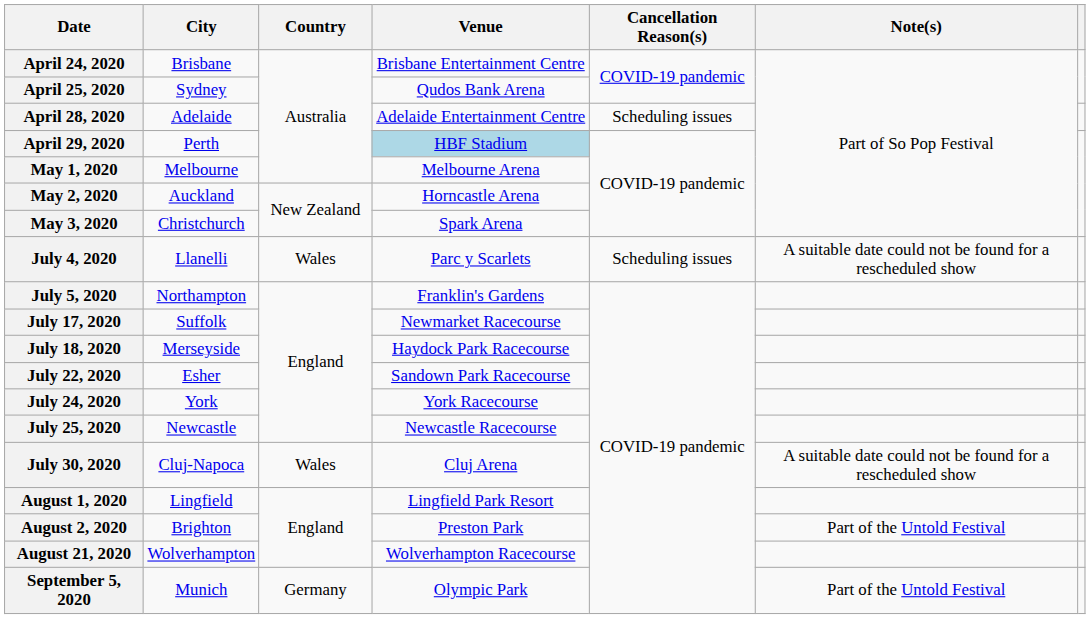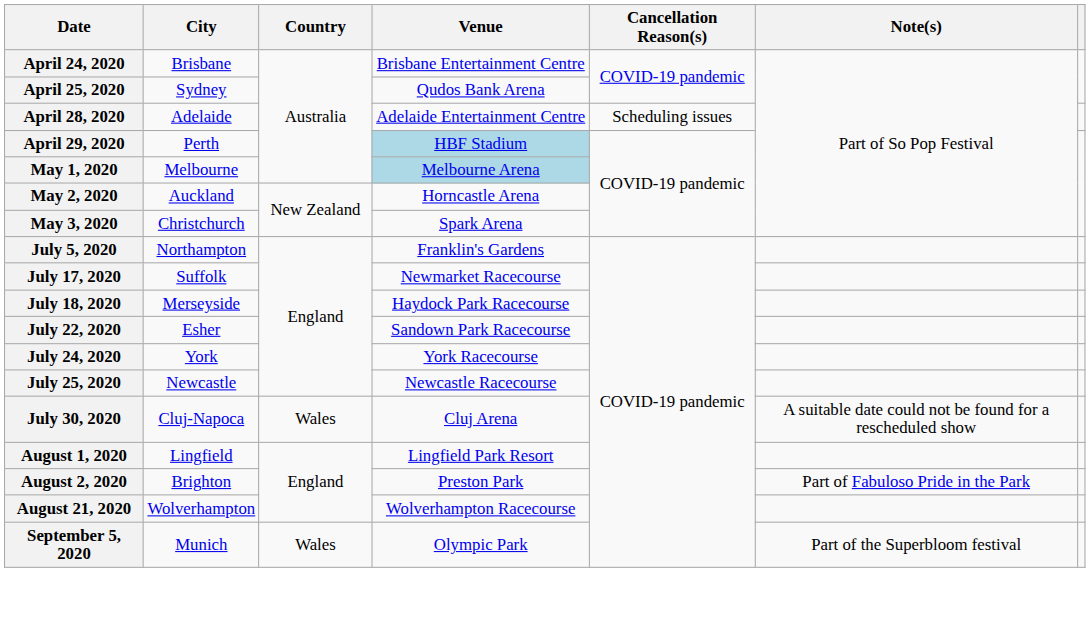(481, 169) no background -> (481, 169) lightblue background
- row: (74, 259)
(916, 527) Part of the Untold Festival -> (916, 481) Part of Fabuloso Pride in the Park
(315, 590) Germany -> (315, 544) Wales
(916, 590) Part of the Untold Festival -> (916, 544) Part of the Superbloom festival
